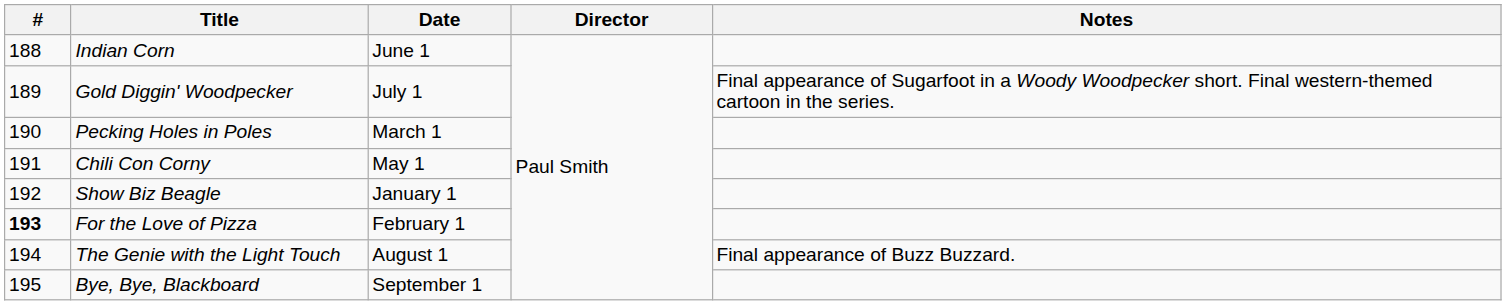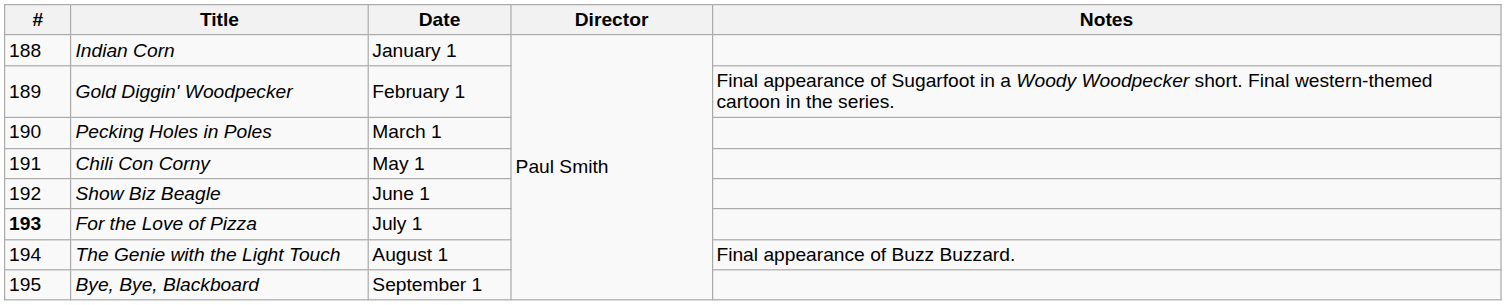(401, 50) June 1 -> (414, 50) January 1
(397, 91) July 1 -> (419, 91) February 1
(414, 193) January 1 -> (401, 193) June 1
(419, 224) February 1 -> (397, 224) July 1
